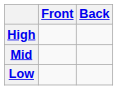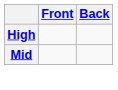- row: (21, 74)
